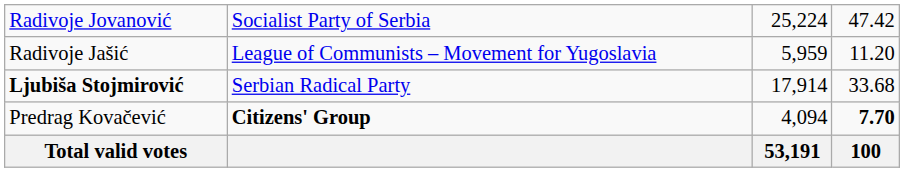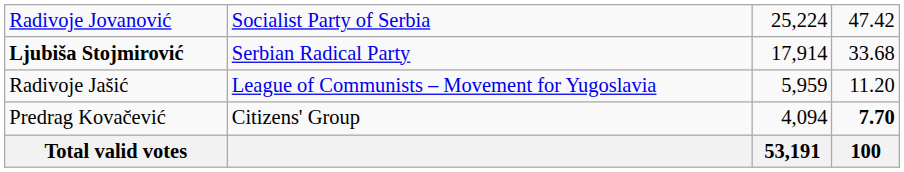rows swapped: (96, 85) <-> (69, 53)
(301, 118) bold -> (296, 118) normal
